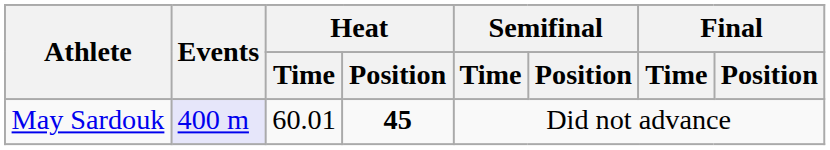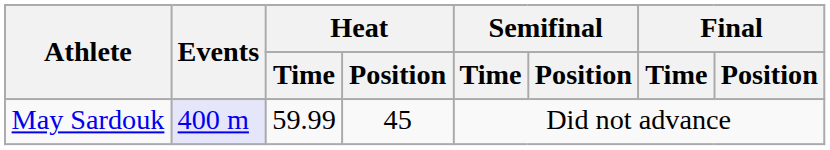(304, 121) 60.01 -> (304, 121) 59.99
(398, 121) bold -> (398, 121) normal
